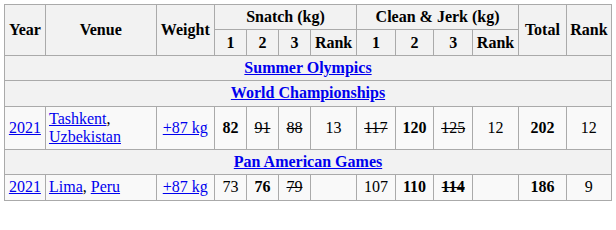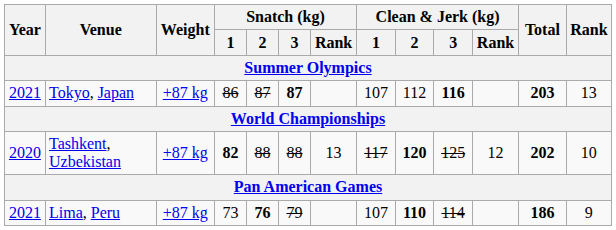+ row: (92, 93)
(25, 127) 2021 -> (25, 153) 2020
(262, 127) 91 -> (262, 153) 88
(589, 127) 12 -> (589, 153) 10
(453, 187) bold -> (453, 212) normal
